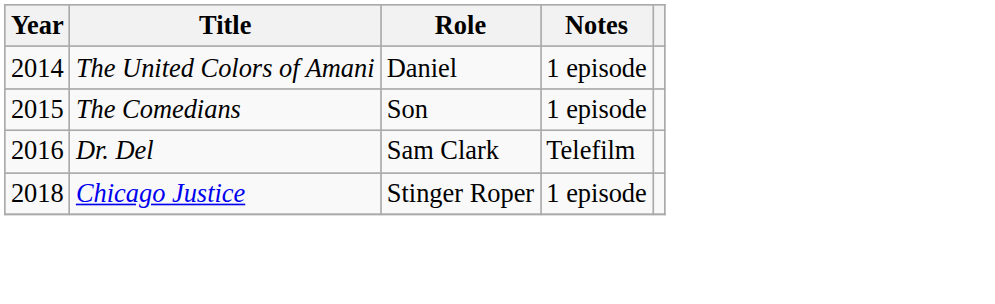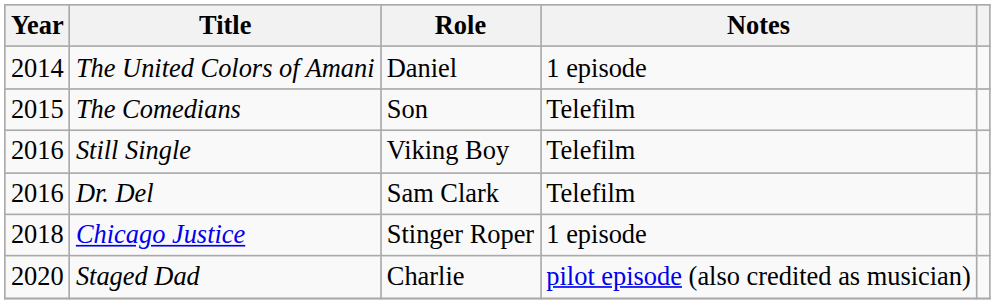(597, 109) 1 episode -> (591, 109) Telefilm
+ row: (133, 151)
+ row: (138, 276)
